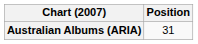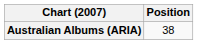(168, 30) 31 -> (168, 30) 38
